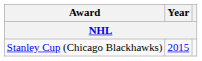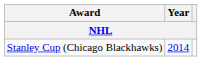(178, 47) 2015 -> (178, 47) 2014
